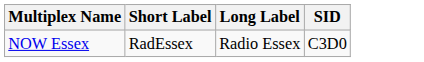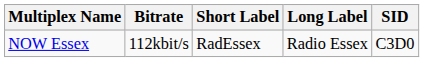+ column: (159, 17)
